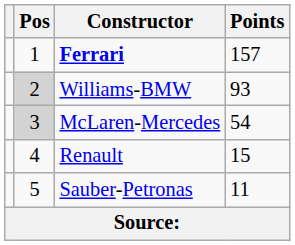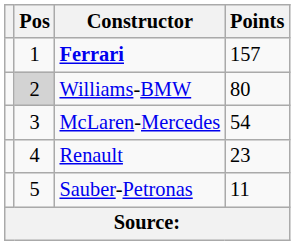(240, 88) 93 -> (240, 88) 80
(35, 121) lightgrey background -> (35, 121) no background
(240, 155) 15 -> (240, 155) 23
